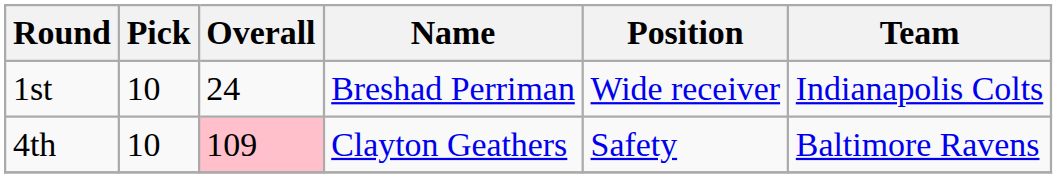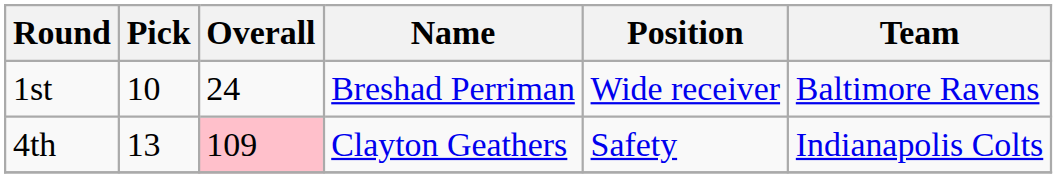(920, 88) Indianapolis Colts -> (918, 88) Baltimore Ravens
(144, 144) 10 -> (144, 144) 13
(918, 144) Baltimore Ravens -> (920, 144) Indianapolis Colts
